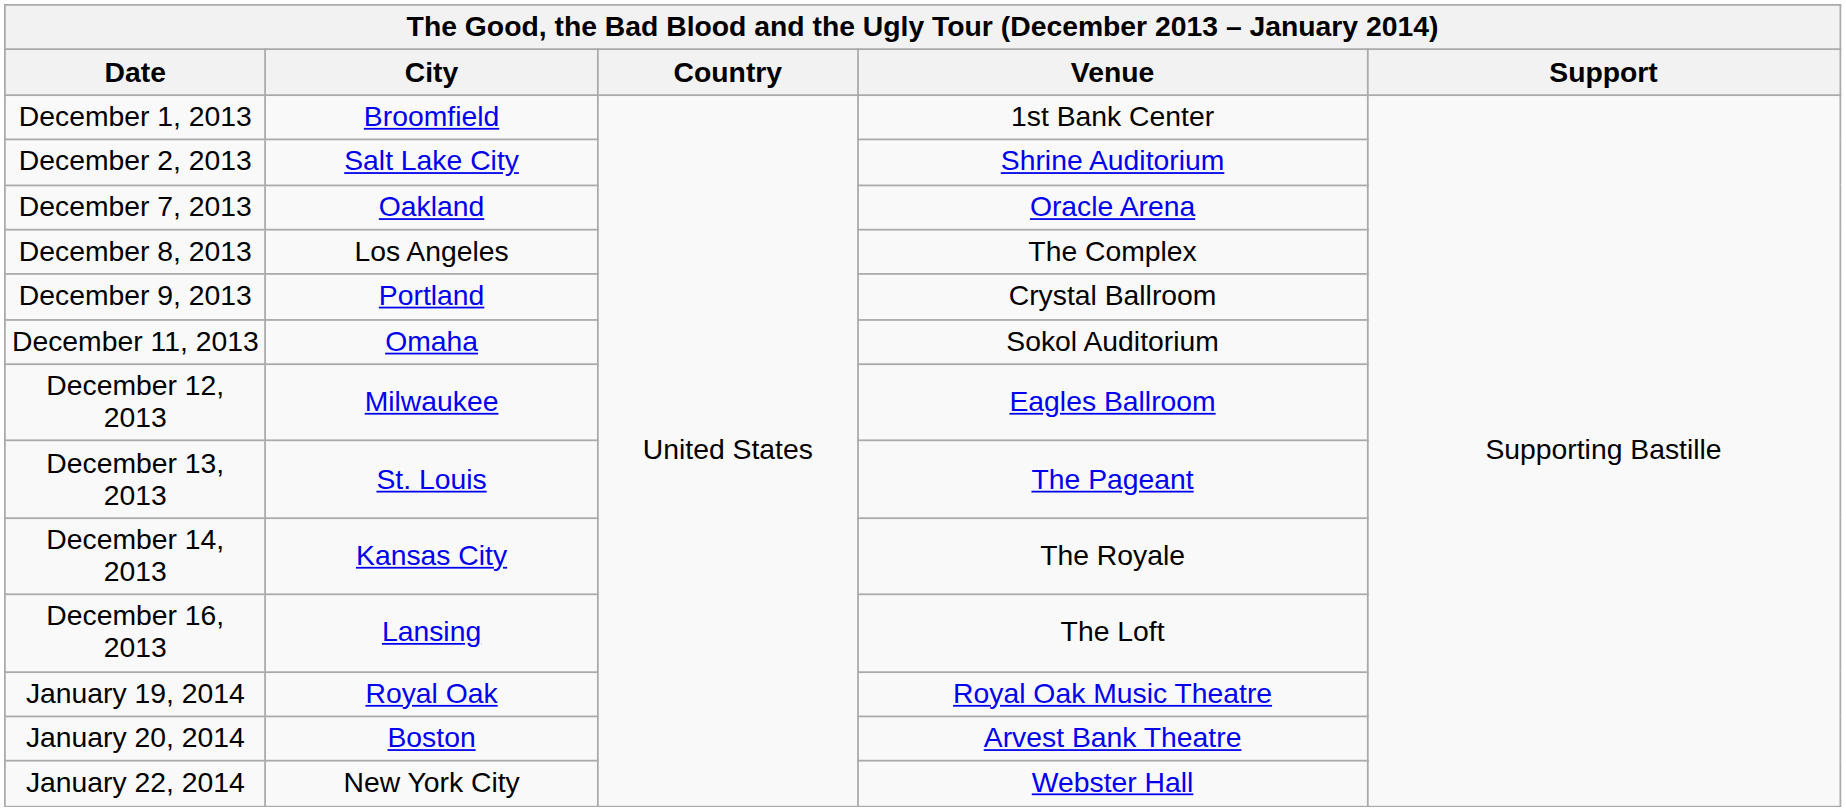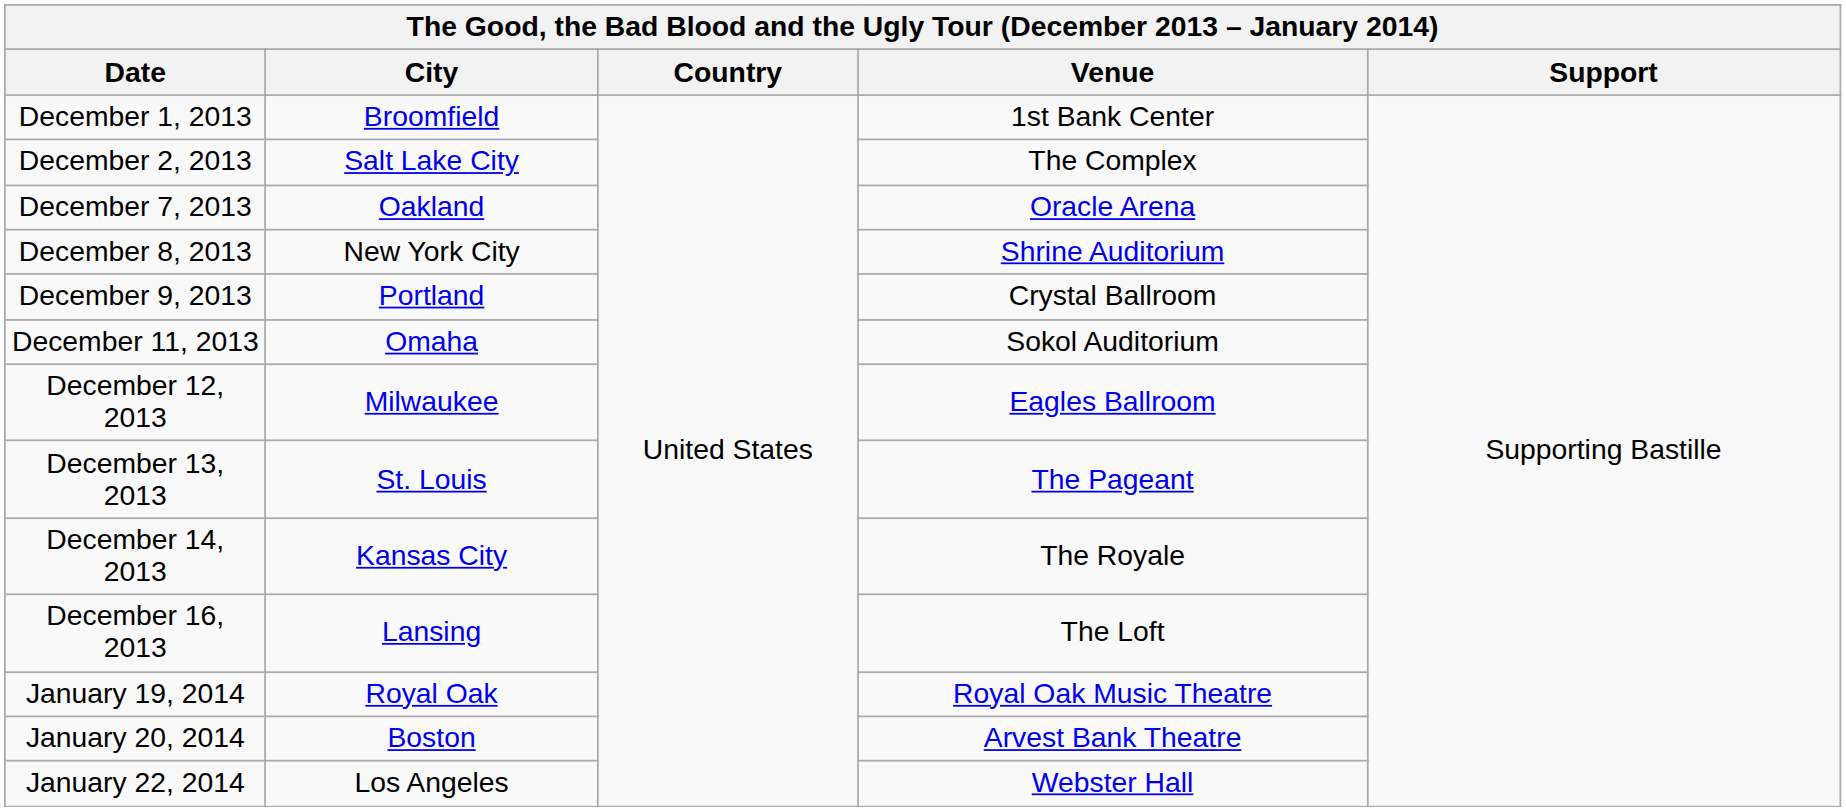(1113, 161) Shrine Auditorium -> (1113, 161) The Complex
(432, 251) Los Angeles -> (432, 251) New York City
(1113, 251) The Complex -> (1113, 251) Shrine Auditorium
(432, 783) New York City -> (432, 783) Los Angeles
